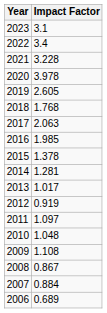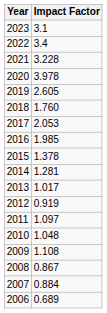(46, 108) 1.768 -> (46, 108) 1.760
(46, 124) 2.063 -> (46, 124) 2.053
